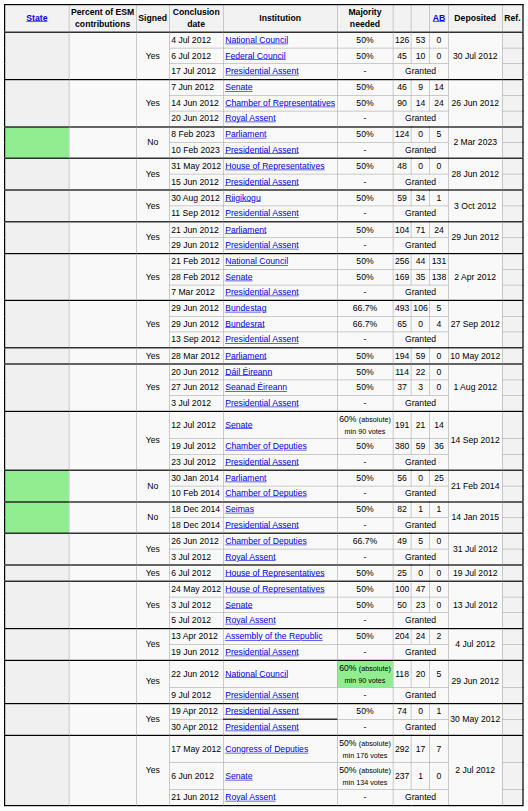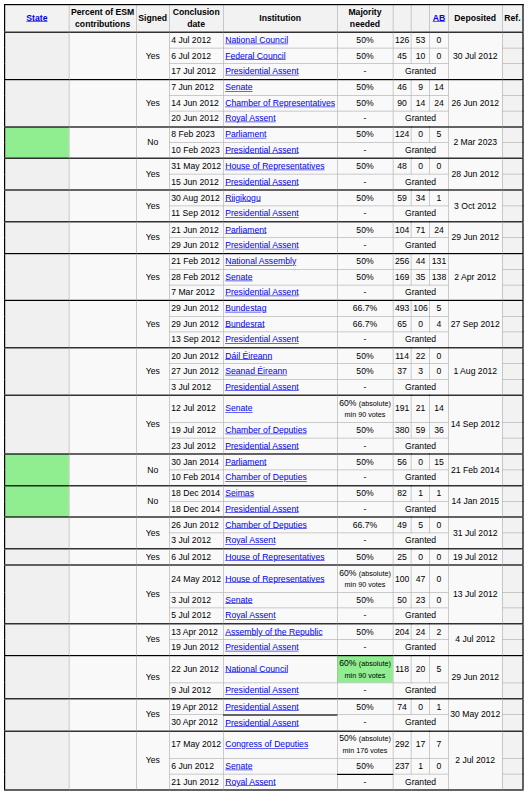(257, 262) National Council -> (261, 262) National Assembly
- row: (153, 356)
(439, 478) 25 -> (439, 462) 15
(365, 589) 50% -> (365, 579) 60% (absolute) min 90 votes
(365, 777) 50% (absolute) min 134 votes -> (365, 766) 50%
